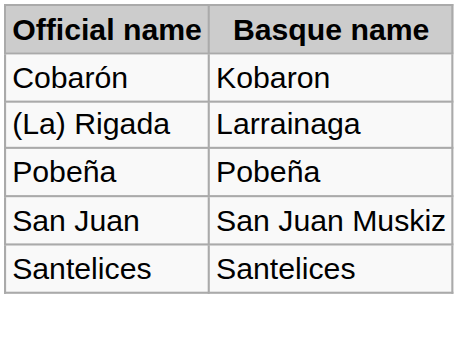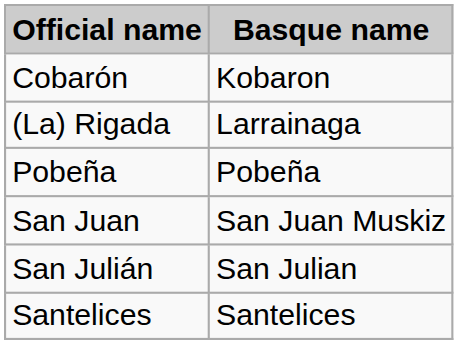+ row: (83, 268)
